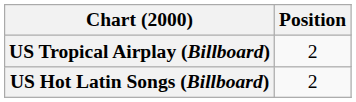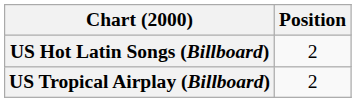rows swapped: (140, 81) <-> (140, 50)
